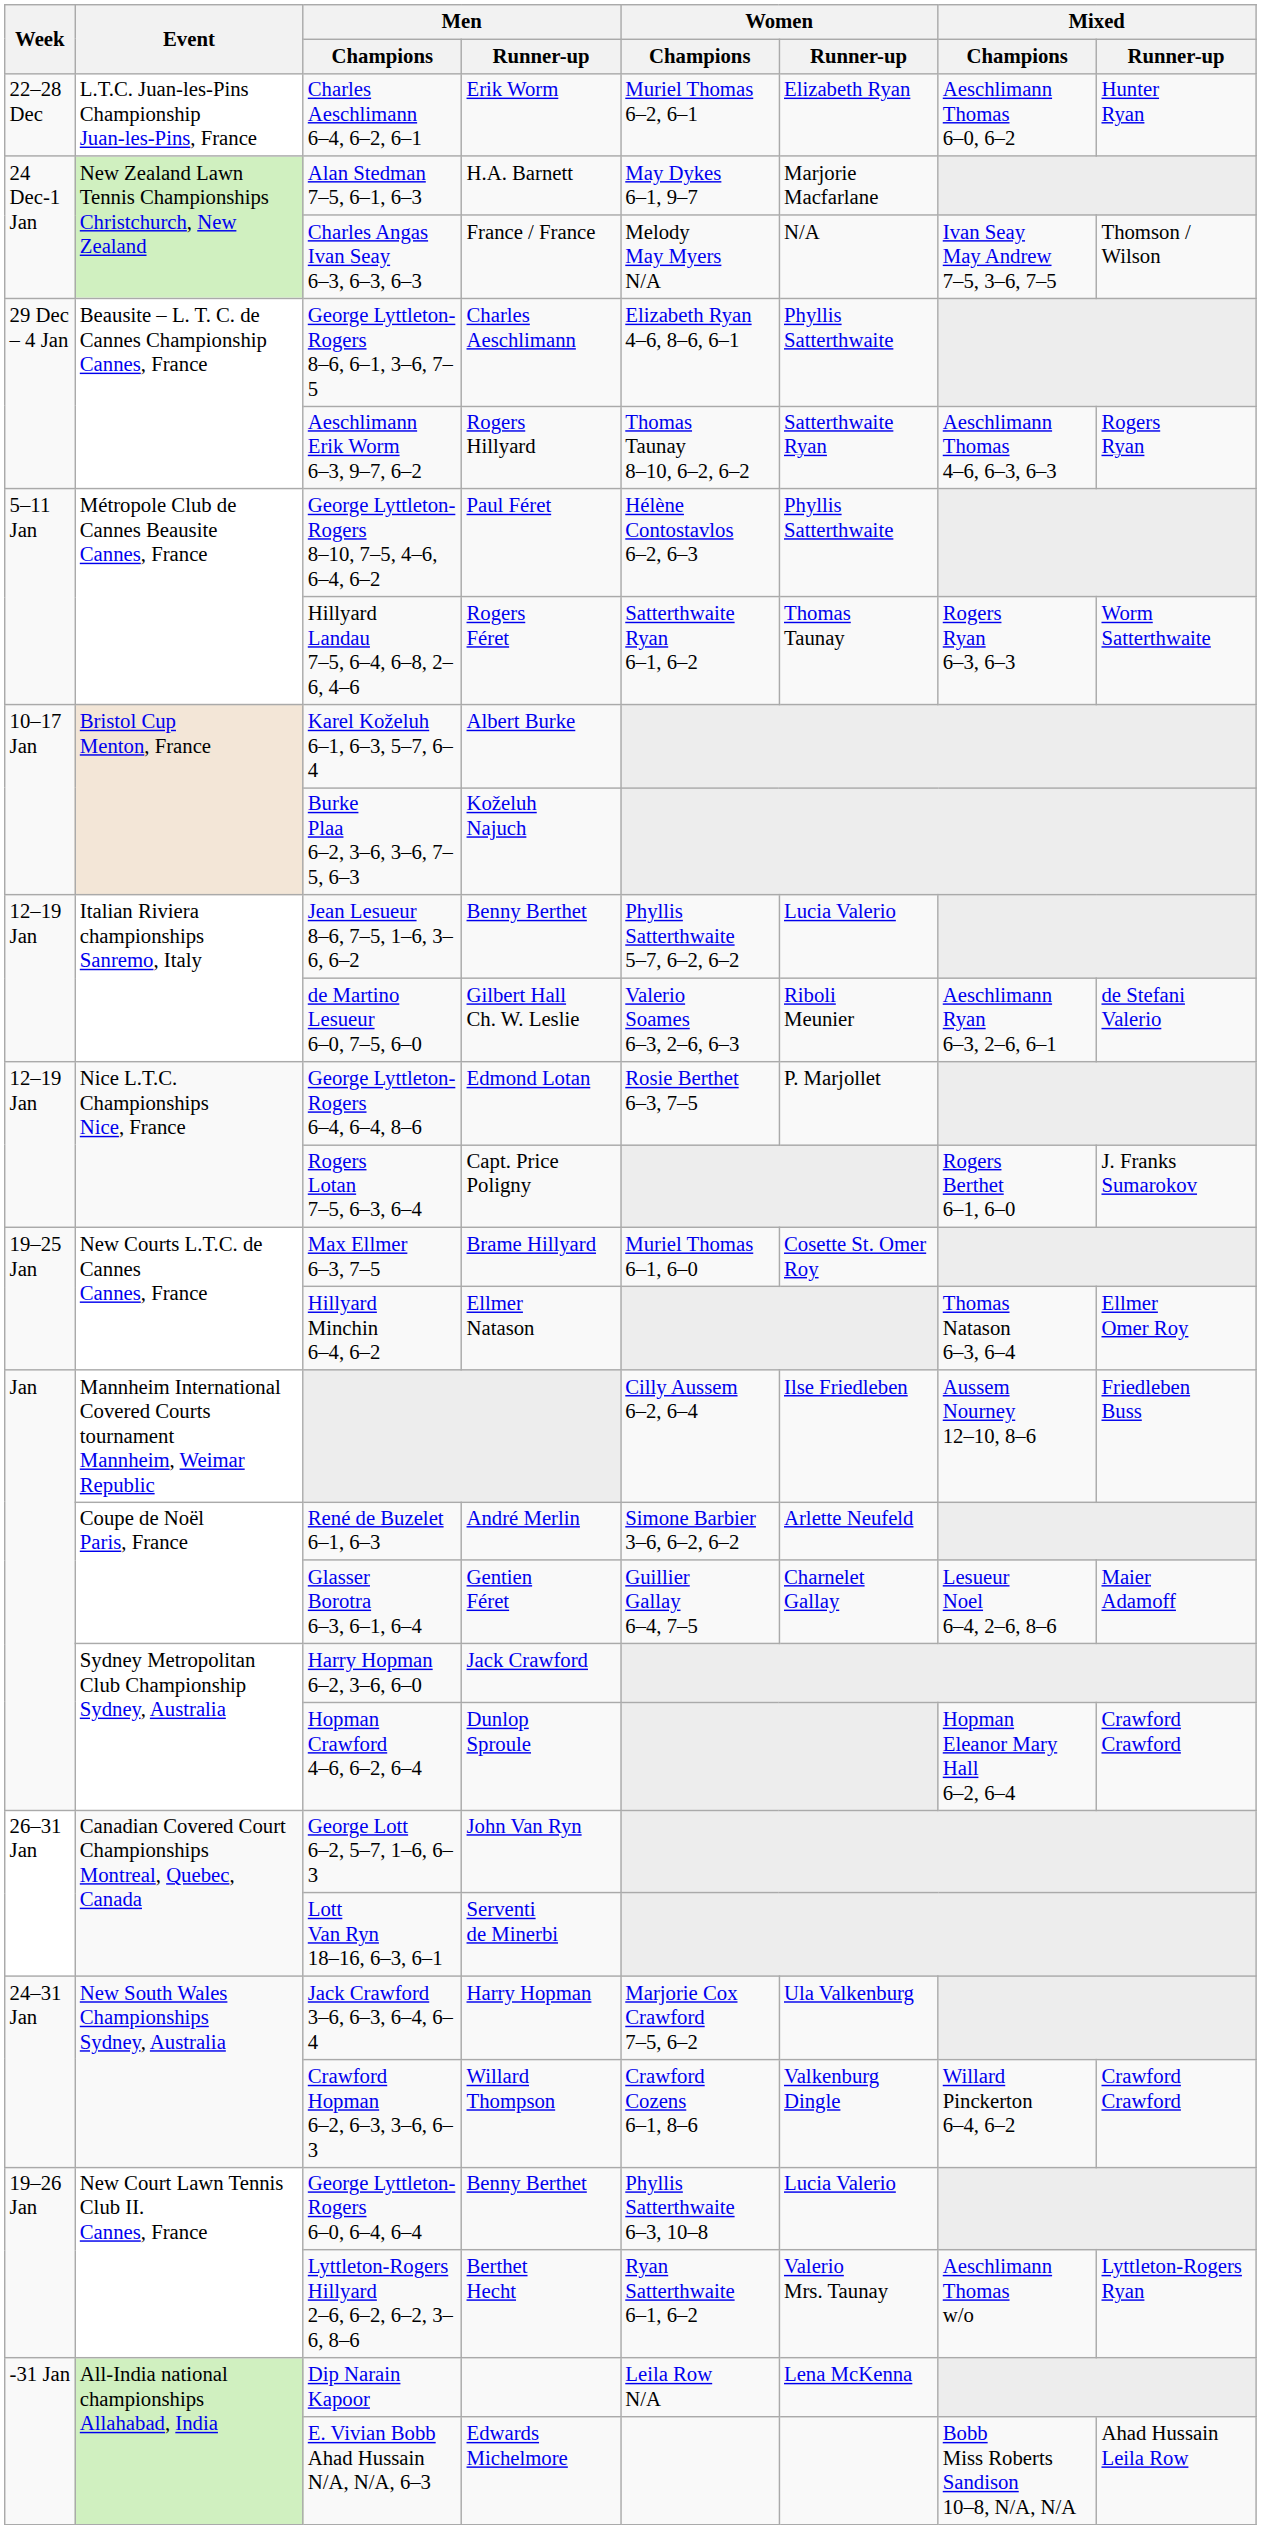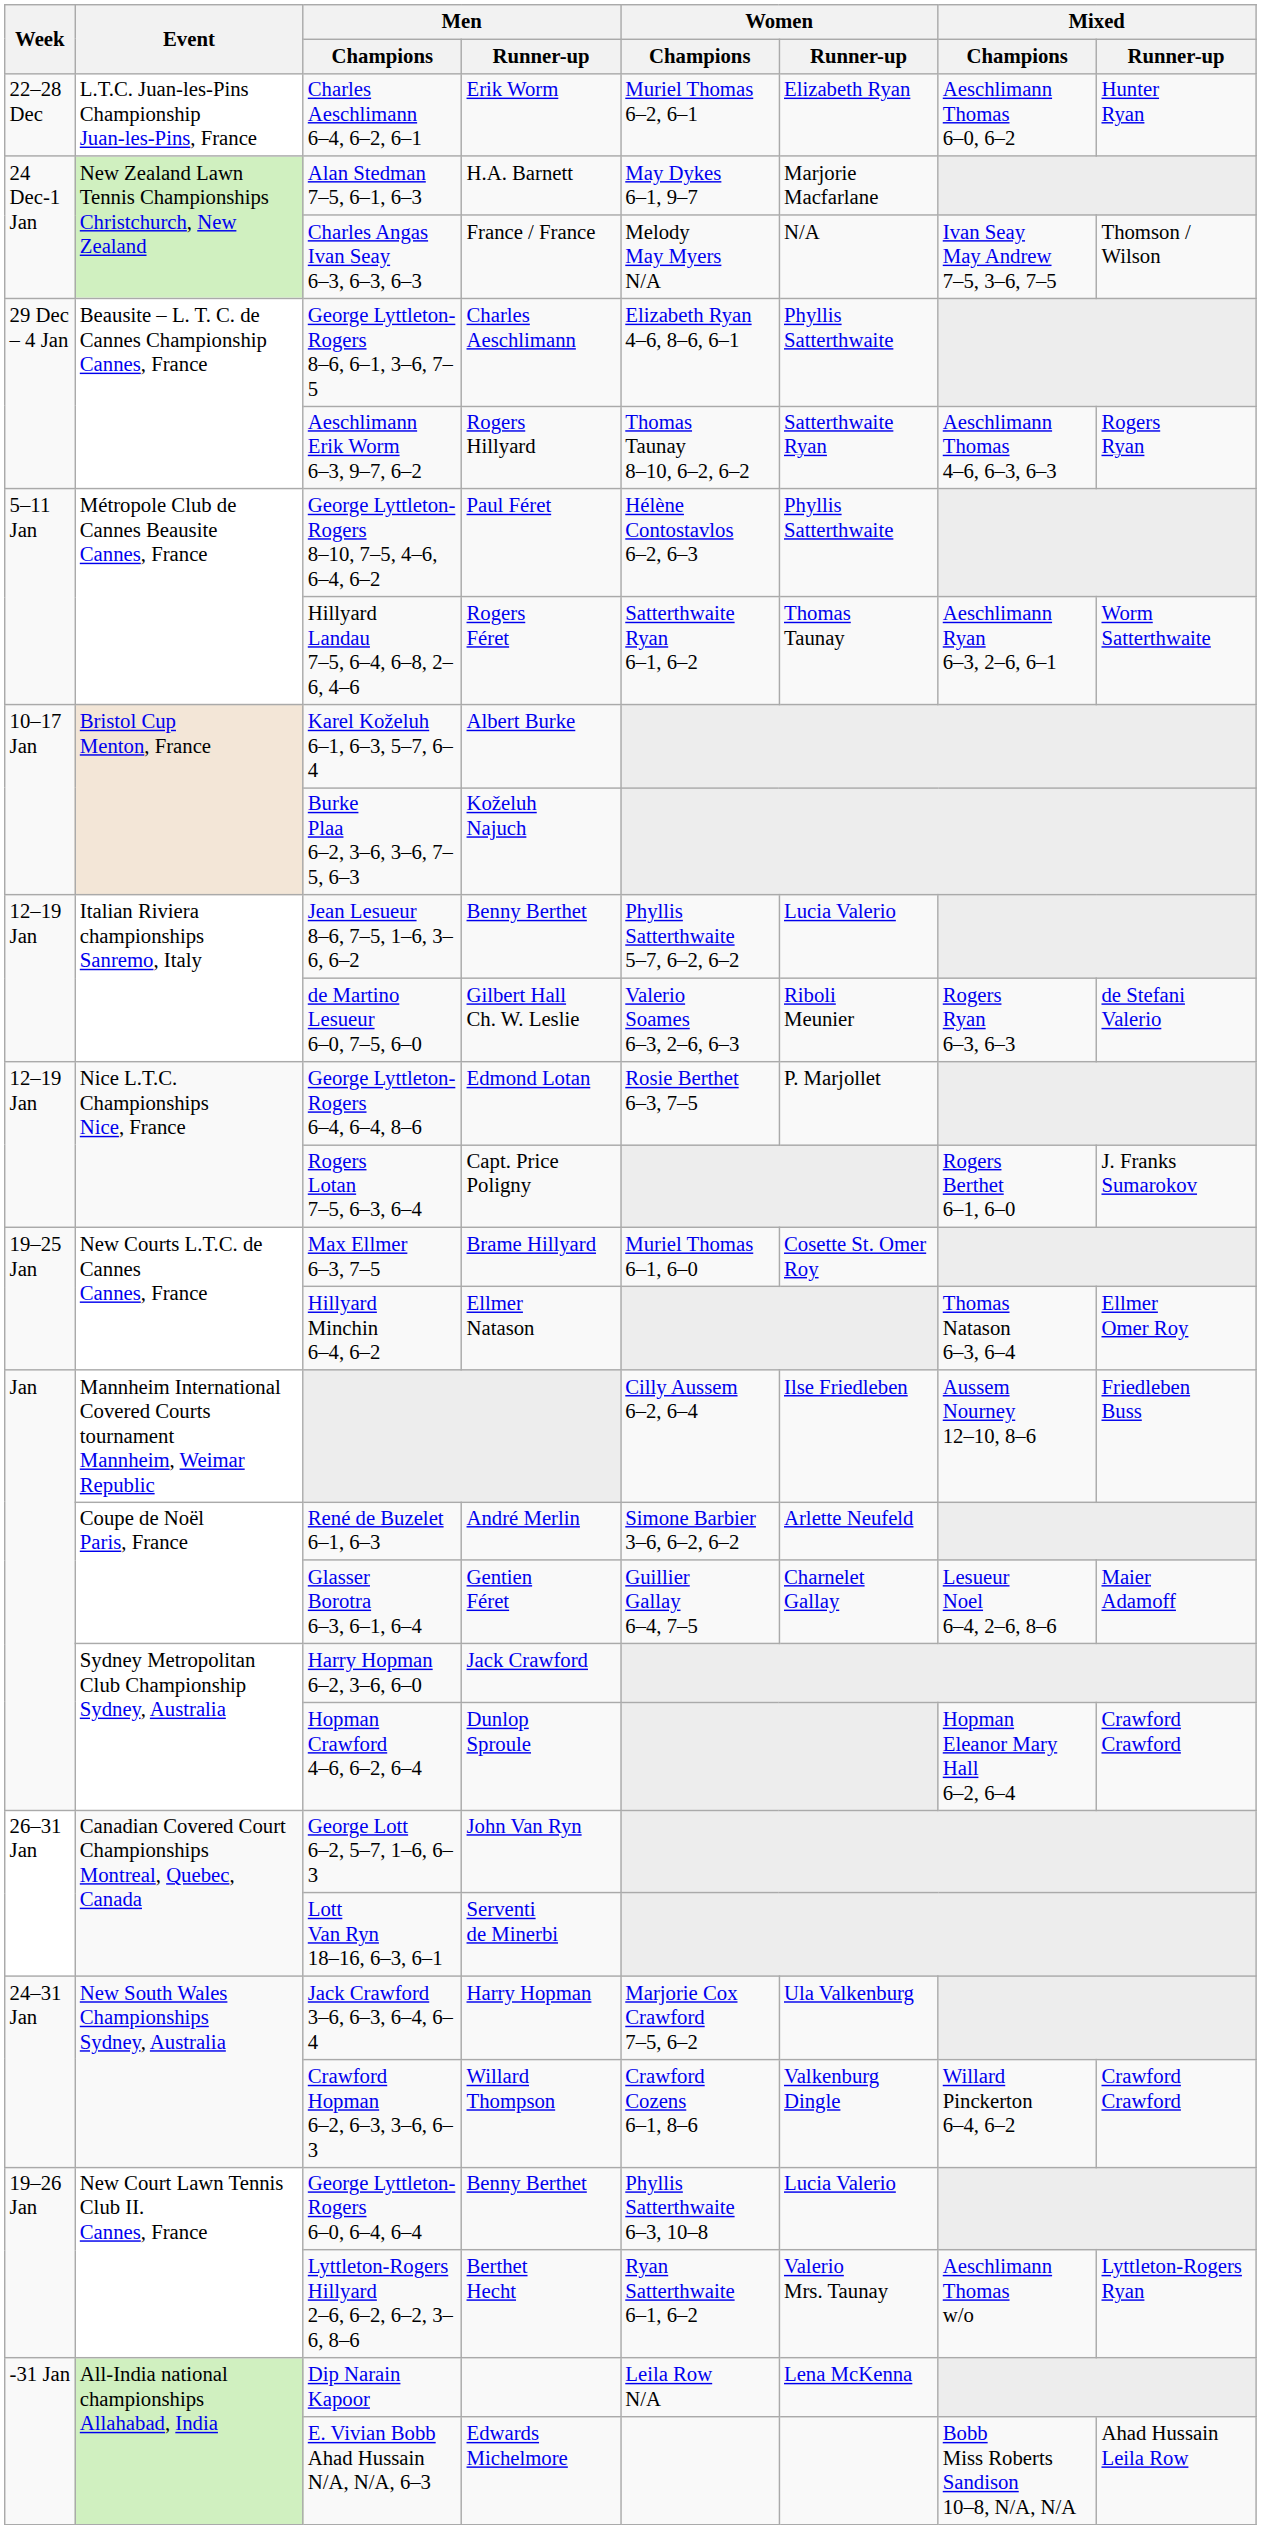(979, 638) Rogers Ryan 6–3, 6–3 -> (1000, 638) Aeschlimann Ryan 6–3, 2–6, 6–1
(1000, 1019) Aeschlimann Ryan 6–3, 2–6, 6–1 -> (979, 1019) Rogers Ryan 6–3, 6–3
